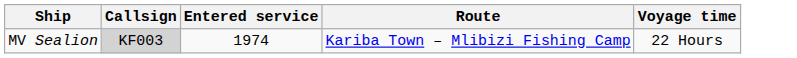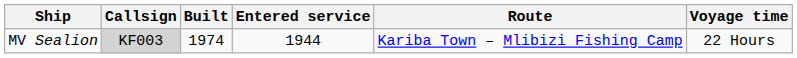+ column: (206, 17)
(251, 41) 1974 -> (303, 41) 1944
